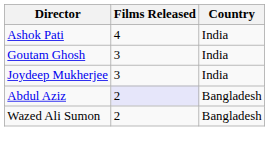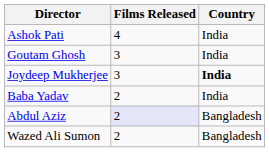(215, 75) normal -> (216, 75) bold
+ row: (38, 95)
